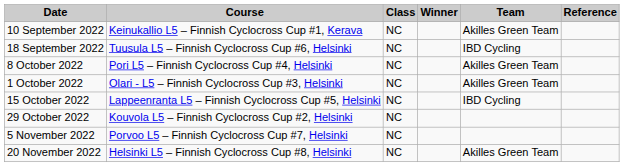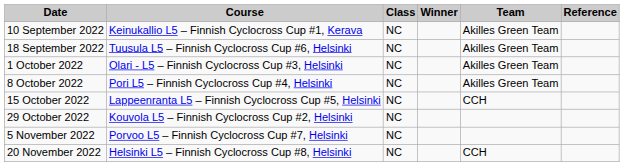(492, 48) IBD Cycling -> (511, 48) Akilles Green Team
rows swapped: (45, 83) <-> (45, 65)
(492, 100) IBD Cycling -> (475, 100) CCH
(511, 153) Akilles Green Team -> (475, 153) CCH
